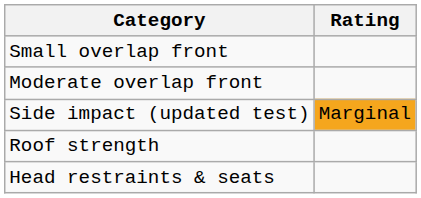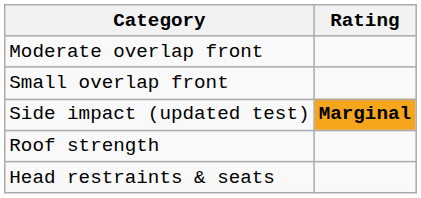rows swapped: (119, 52) <-> (136, 83)
(365, 114) normal -> (365, 114) bold
